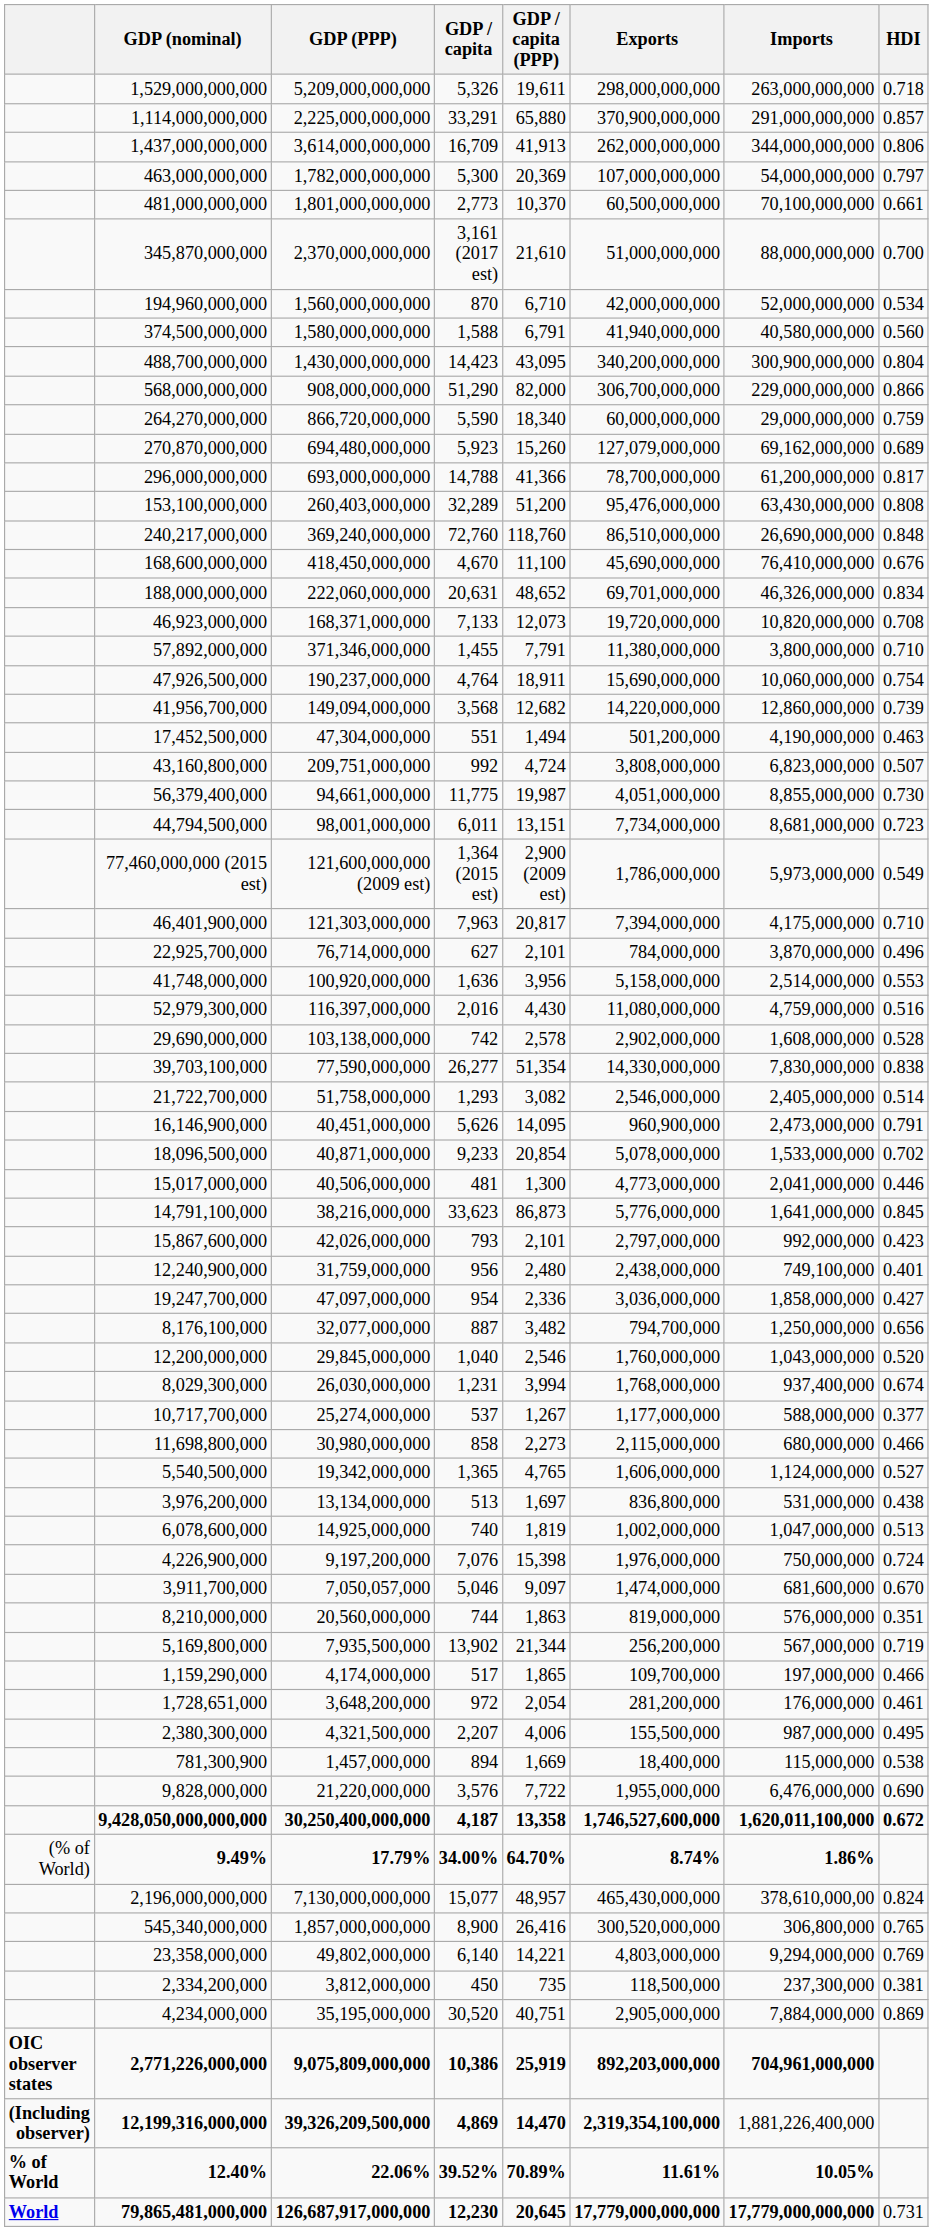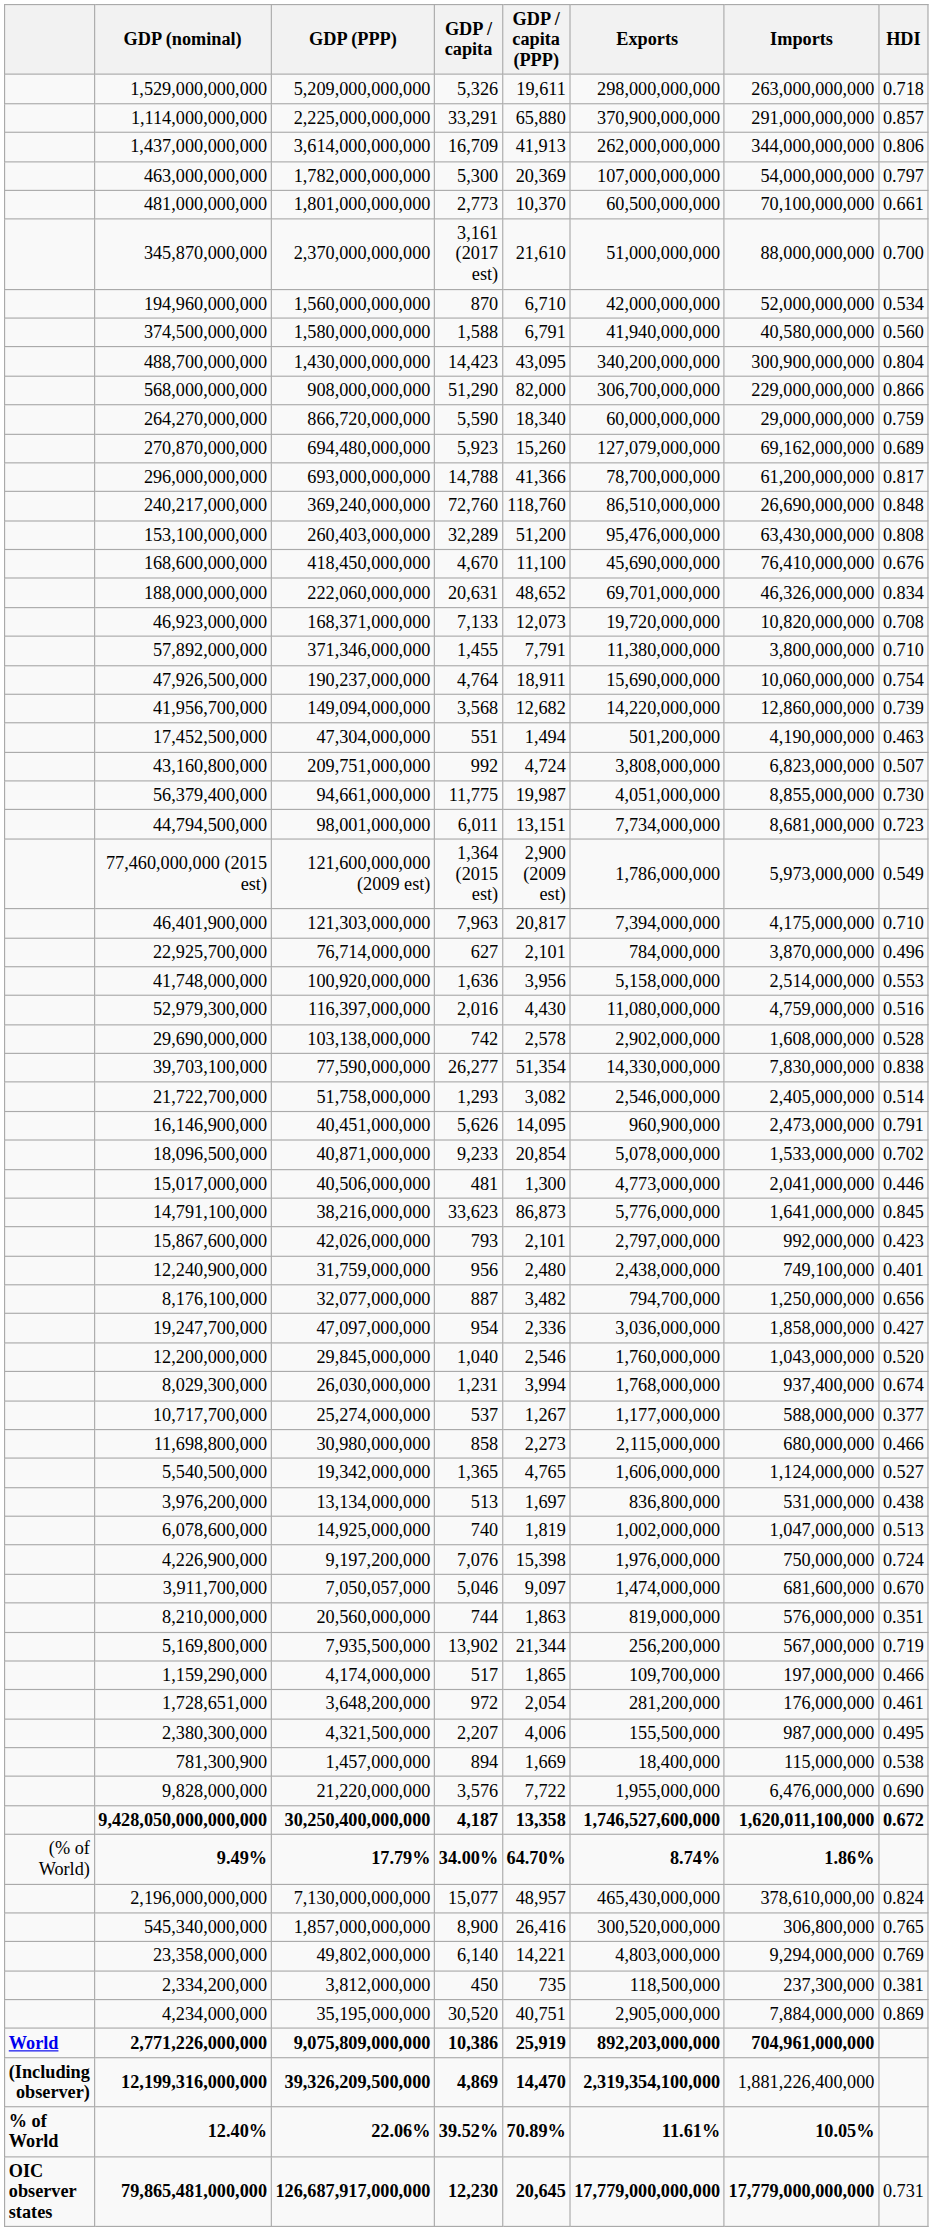rows swapped: (205, 506) <-> (205, 534)
rows swapped: (210, 1299) <-> (215, 1328)
(43, 2063) OIC observer states -> (34, 2042) World
(34, 2211) World -> (43, 2191) OIC observer states
